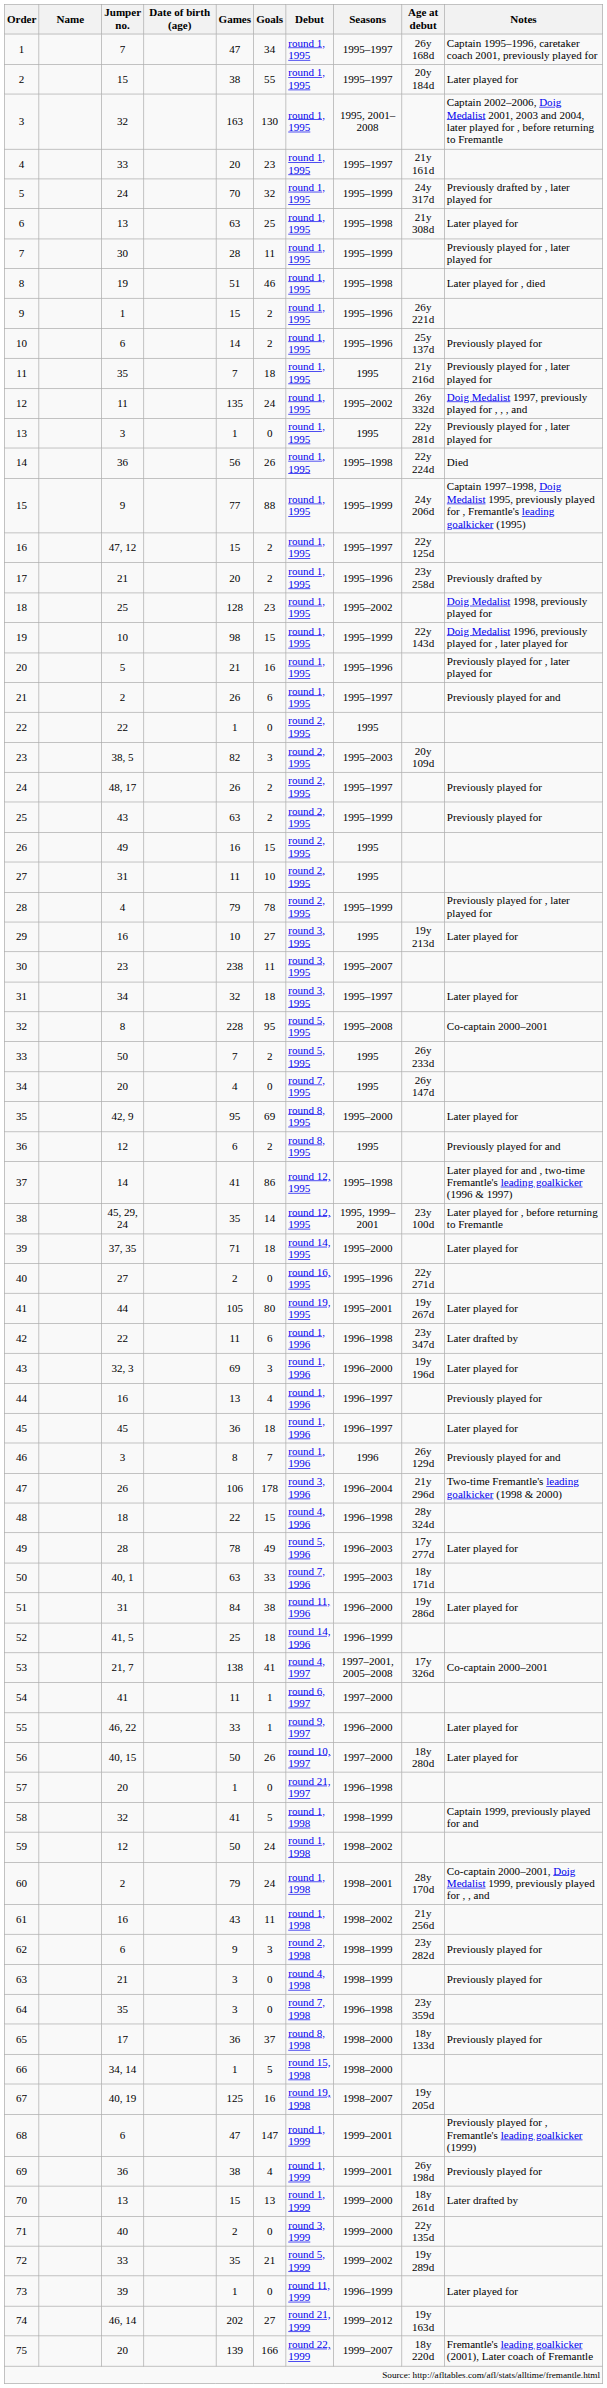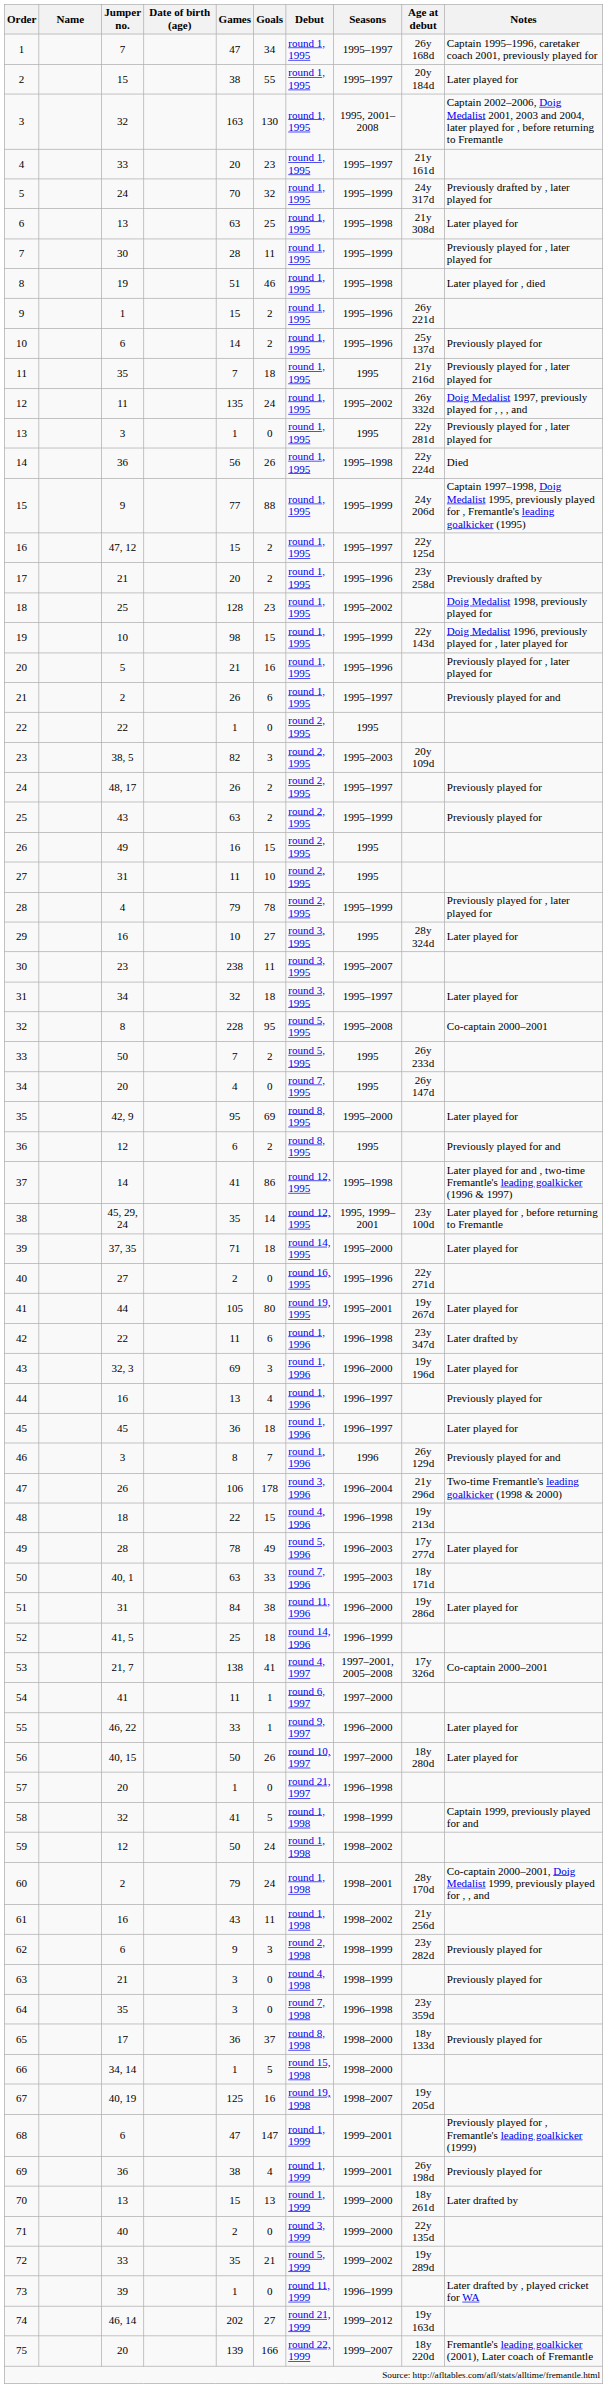(423, 937) 19y 213d -> (423, 937) 28y 324d
(423, 1518) 28y 324d -> (423, 1518) 19y 213d
(482, 2291) Later played for -> (518, 2291) Later drafted by , played cricket for WA
